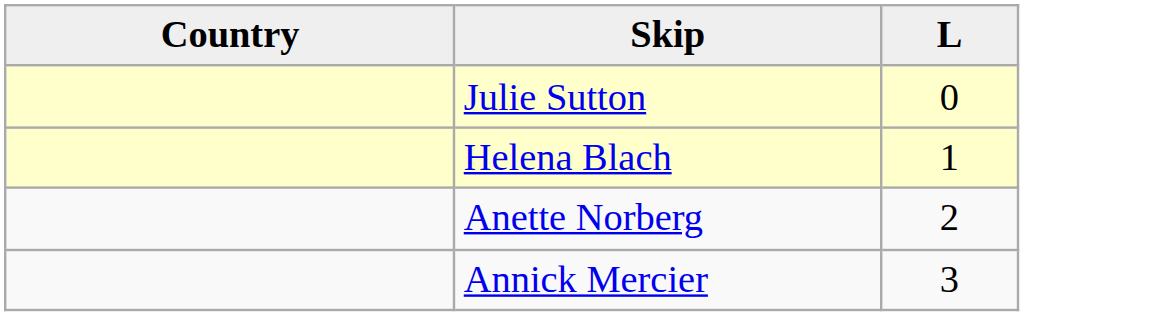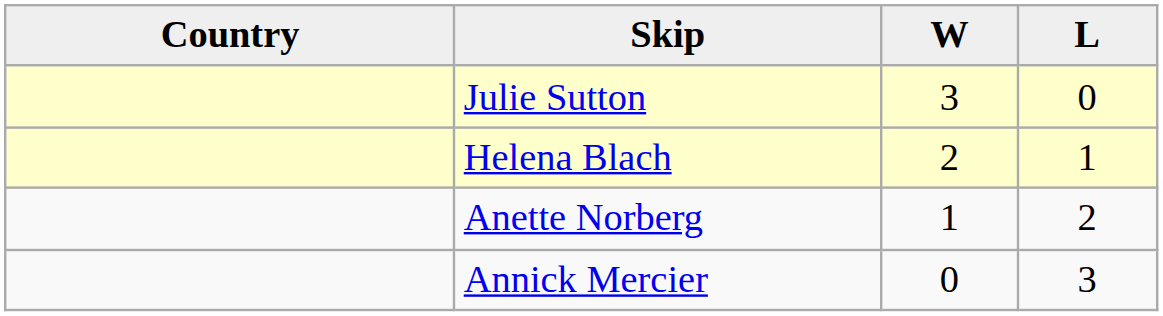+ column: (949, 34)
